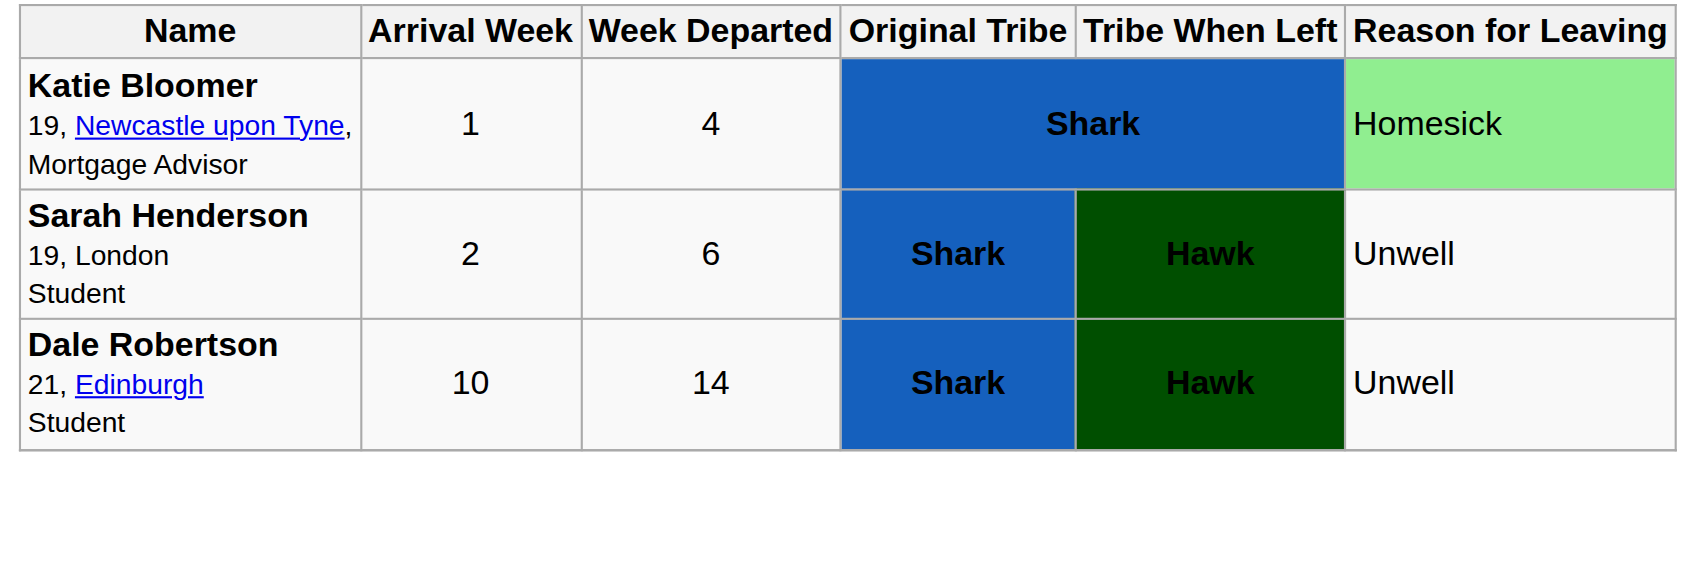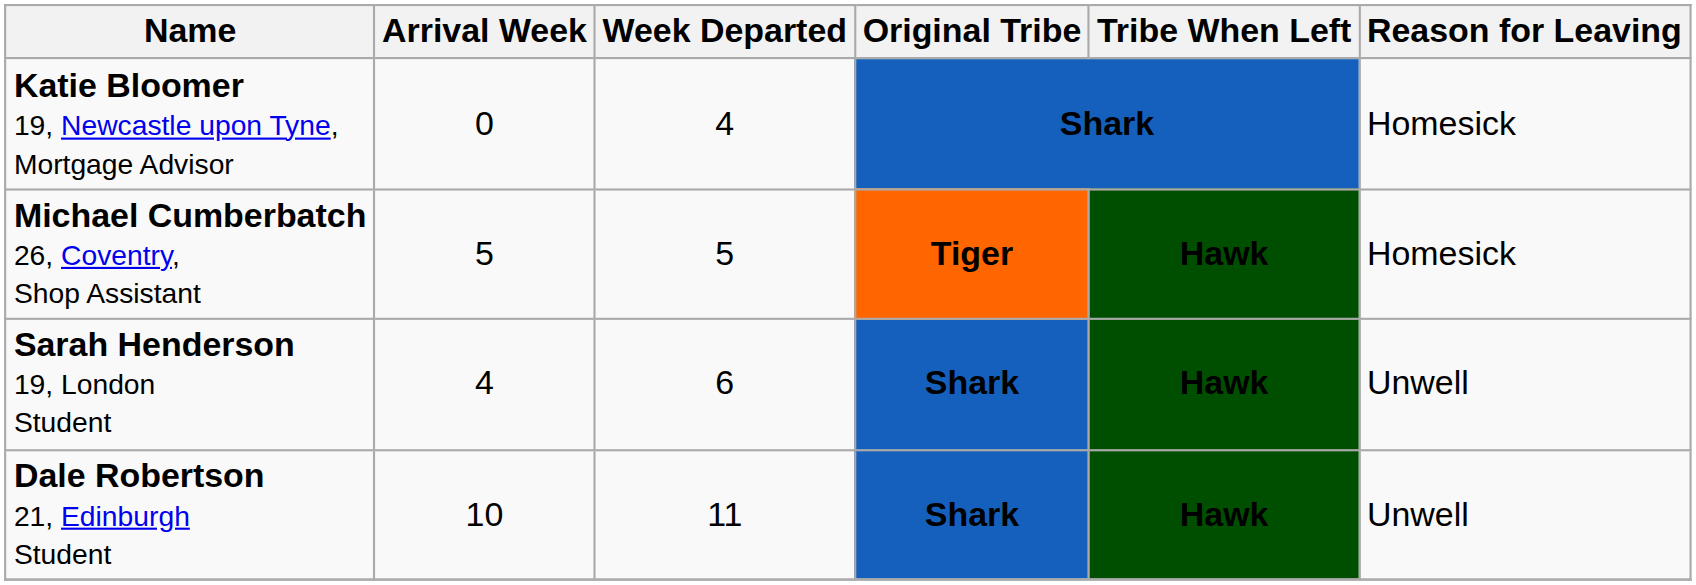(471, 123) 1 -> (484, 123) 0
(1428, 123) lightgreen background -> (1441, 123) no background
+ row: (190, 253)
(471, 253) 2 -> (484, 383) 4
(711, 383) 14 -> (725, 513) 11
